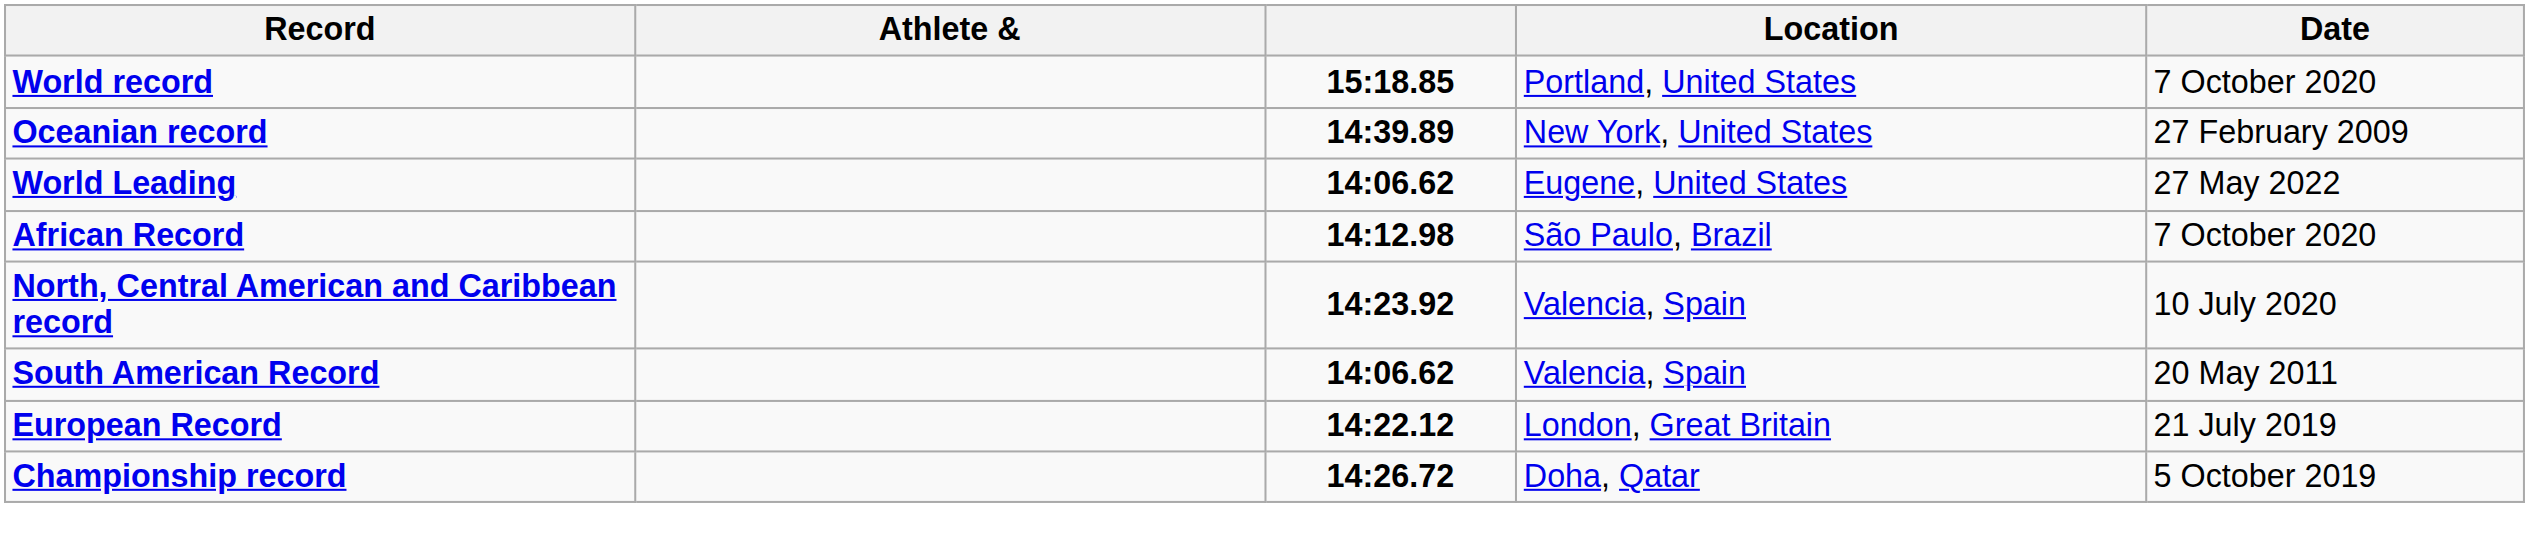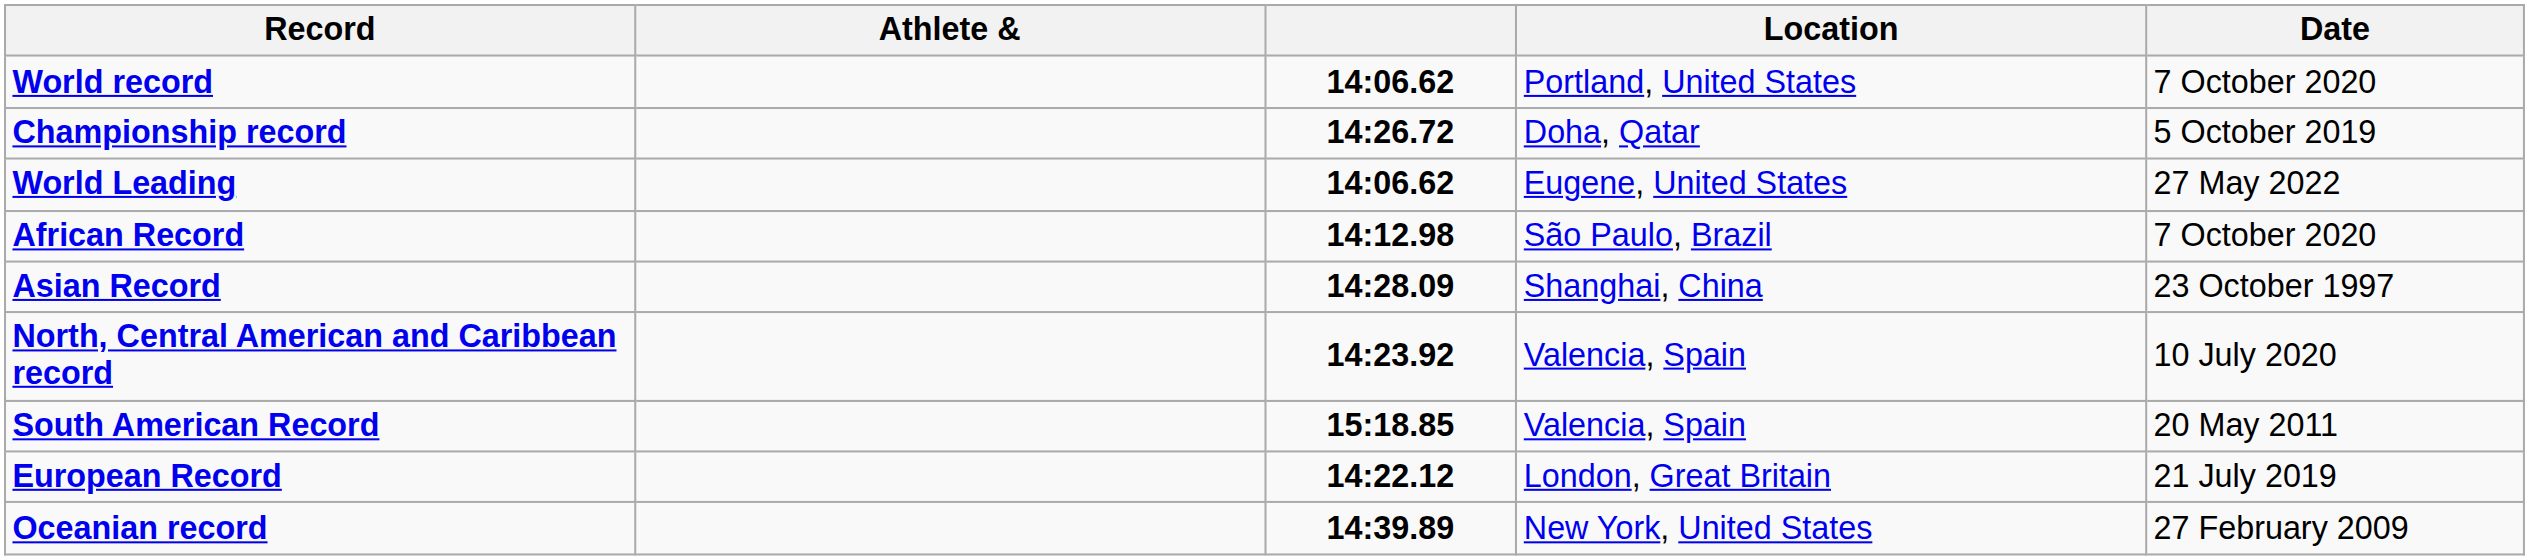(1390, 81) 15:18.85 -> (1390, 81) 14:06.62
rows swapped: (179, 476) <-> (140, 132)
+ row: (117, 286)
(1390, 374) 14:06.62 -> (1390, 425) 15:18.85
